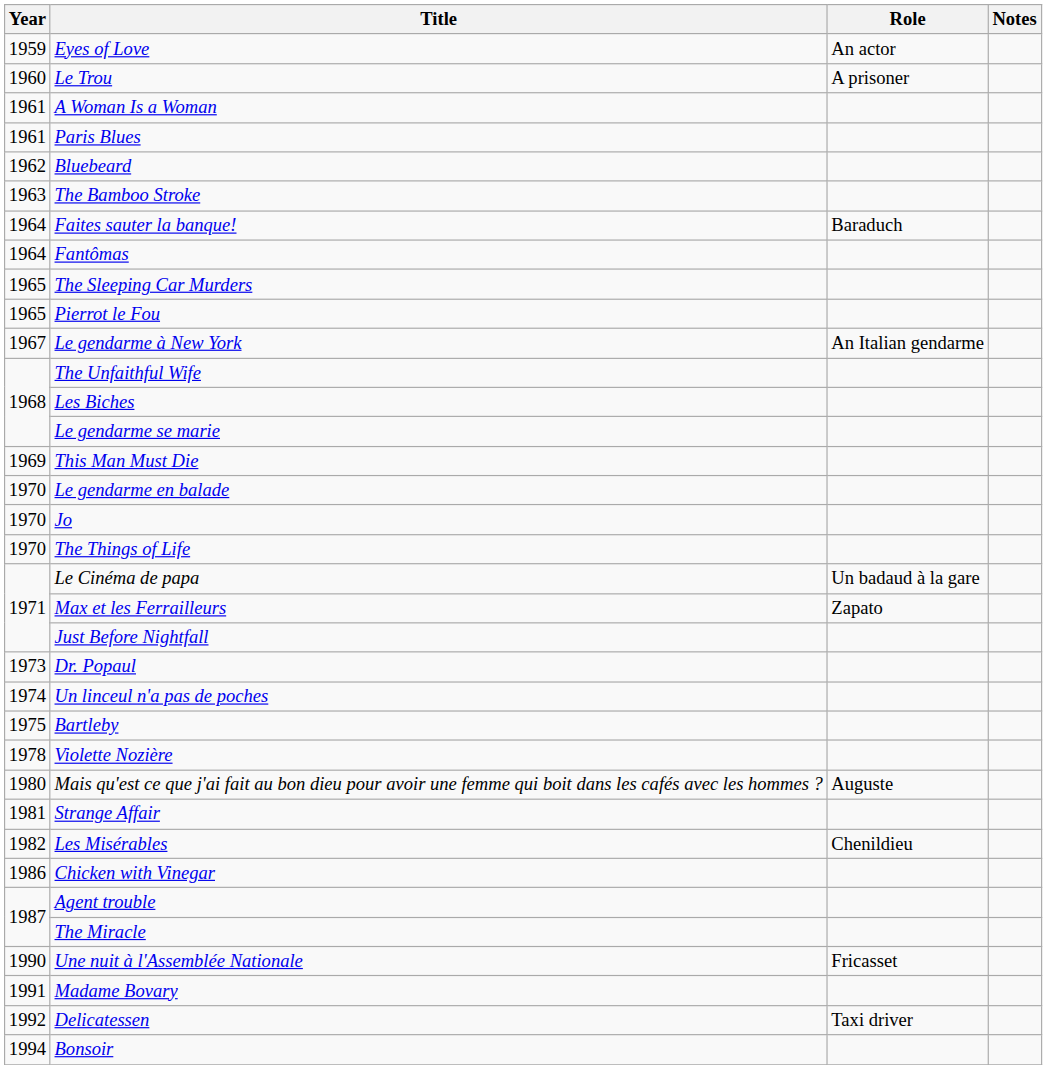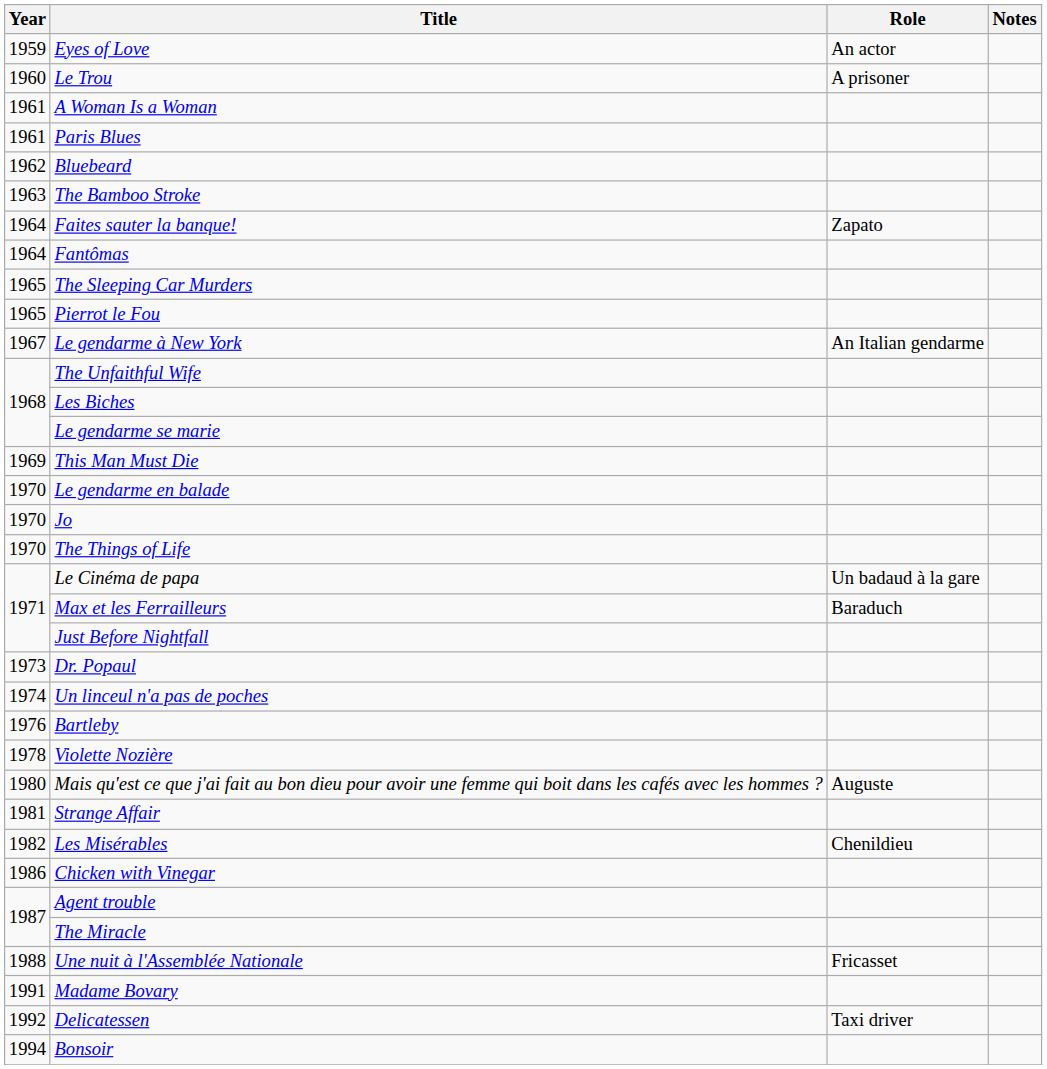(867, 225) Baraduch -> (857, 225) Zapato
(857, 607) Zapato -> (867, 607) Baraduch
(27, 725) 1975 -> (27, 725) 1976
(27, 961) 1990 -> (27, 961) 1988
